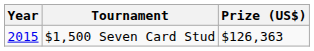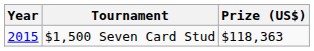(252, 36) $126,363 -> (252, 36) $118,363
